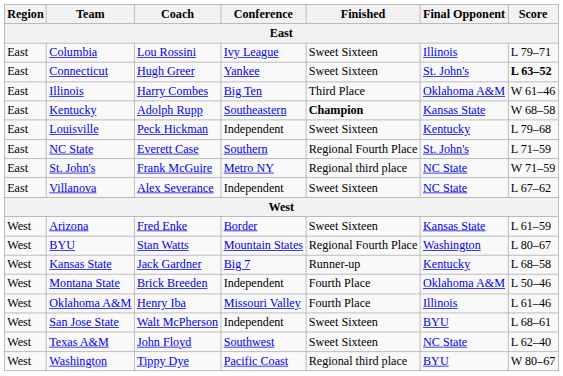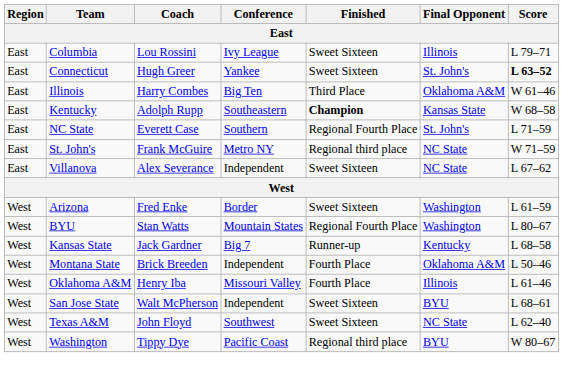- row: (74, 129)
(454, 226) Kansas State -> (452, 206) Washington
